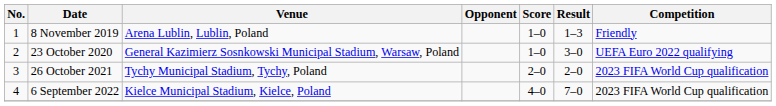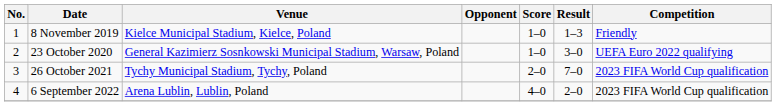(197, 33) Arena Lublin, Lublin, Poland -> (228, 33) Kielce Municipal Stadium, Kielce, Poland
(573, 71) 2–0 -> (573, 71) 7–0
(228, 91) Kielce Municipal Stadium, Kielce, Poland -> (197, 91) Arena Lublin, Lublin, Poland
(573, 91) 7–0 -> (573, 91) 2–0
